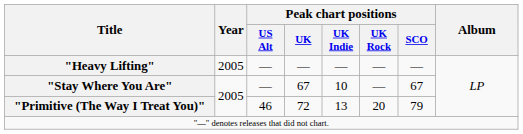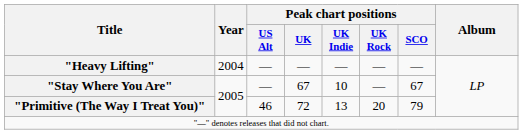(231, 65) 2005 -> (231, 65) 2004
